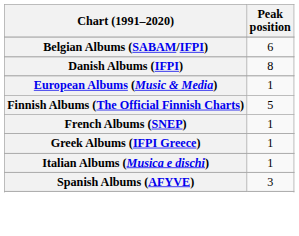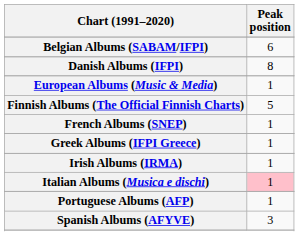+ row: (126, 162)
(270, 162) no background -> (270, 182) pink background
+ row: (126, 201)
